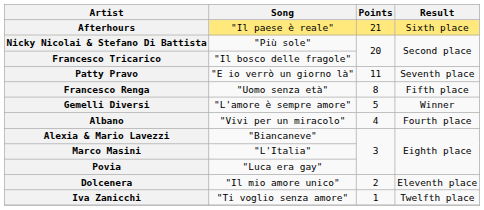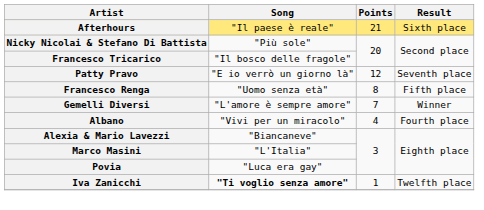(376, 74) 11 -> (376, 74) 12
(376, 105) 5 -> (376, 105) 7
- row: (107, 182)
(283, 198) normal -> (283, 182) bold
